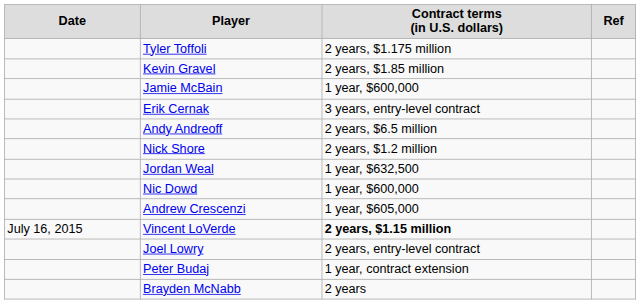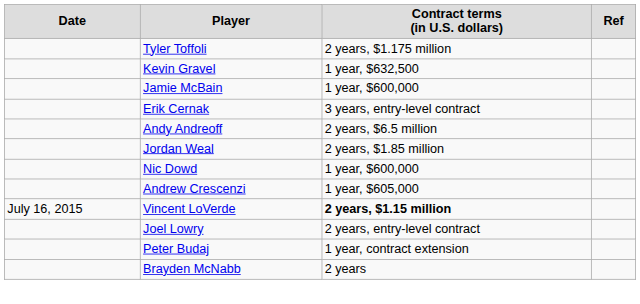(384, 68) 2 years, $1.85 million -> (372, 68) 1 year, $632,500
- row: (174, 149)
(372, 169) 1 year, $632,500 -> (384, 149) 2 years, $1.85 million
